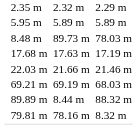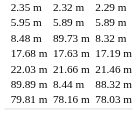(114, 38) 78.03 m -> (111, 38) 8.32 m
- row: (29, 84)
(111, 115) 8.32 m -> (114, 99) 78.03 m
